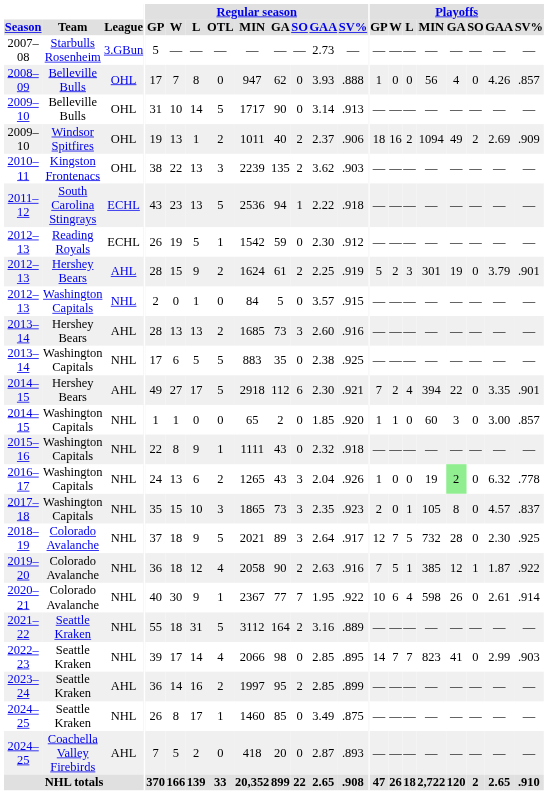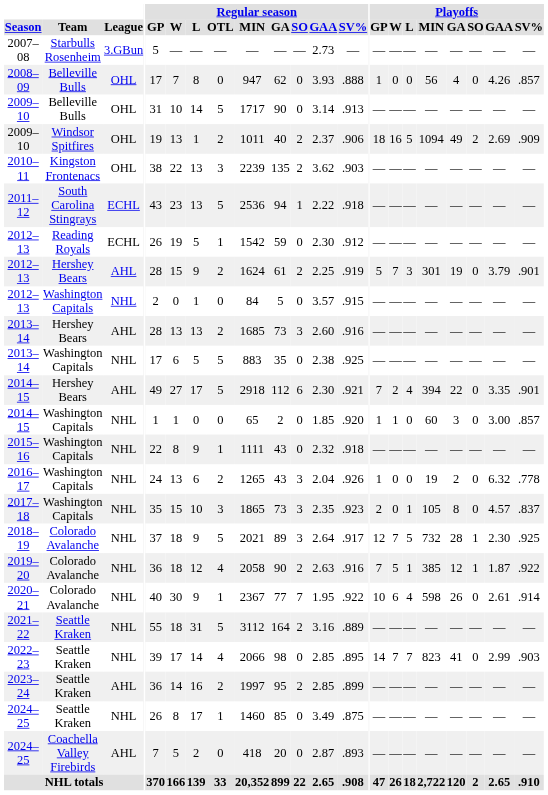(409, 139) 2 -> (409, 139) 5
(395, 271) 2 -> (395, 271) 7
(456, 479) lightgreen background -> (456, 479) no background
(475, 538) 0 -> (475, 538) 1
